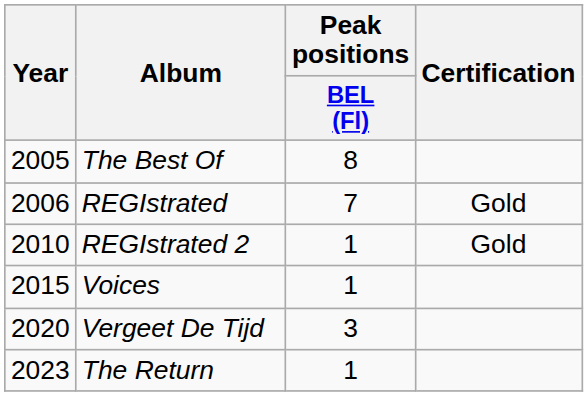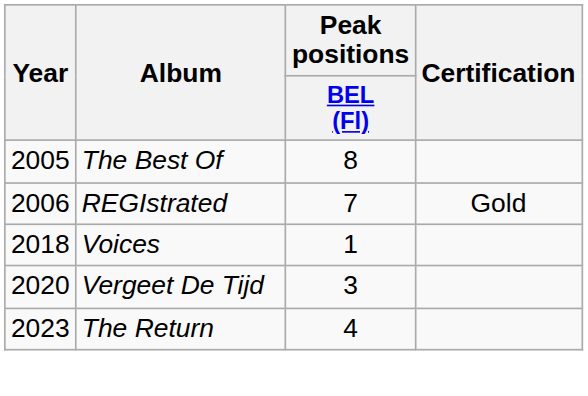- row: (165, 244)
(40, 286) 2015 -> (40, 244) 2018
(351, 370) 1 -> (351, 328) 4
